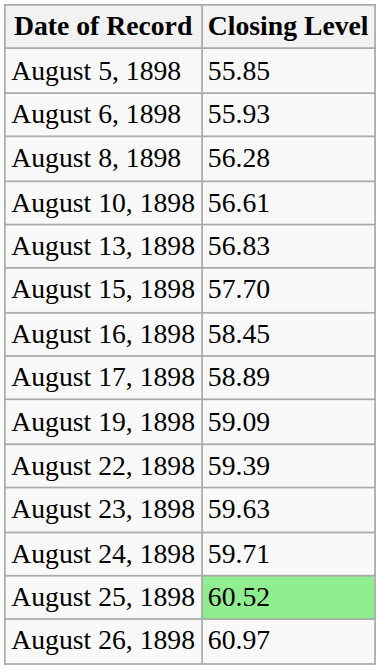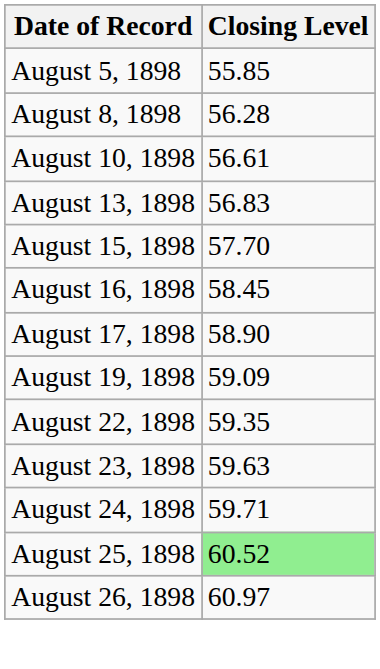- row: (96, 114)
(239, 377) 58.89 -> (239, 333) 58.90
(239, 465) 59.39 -> (239, 421) 59.35
